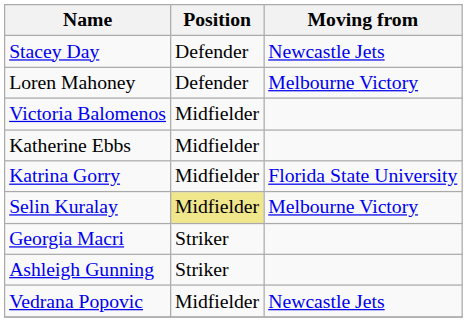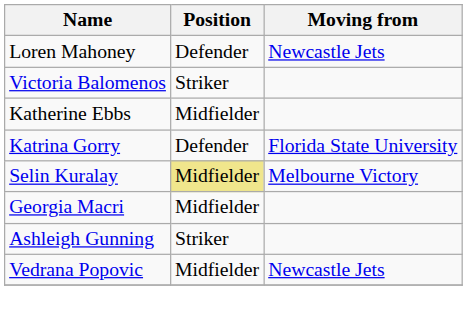- row: (54, 51)
(343, 82) Melbourne Victory -> (326, 51) Newcastle Jets
(217, 113) Midfielder -> (202, 82) Striker
(217, 176) Midfielder -> (212, 144) Defender
(202, 238) Striker -> (217, 207) Midfielder
